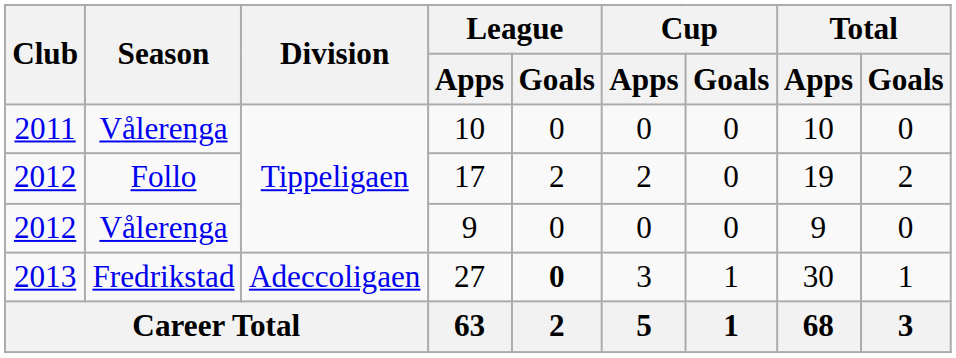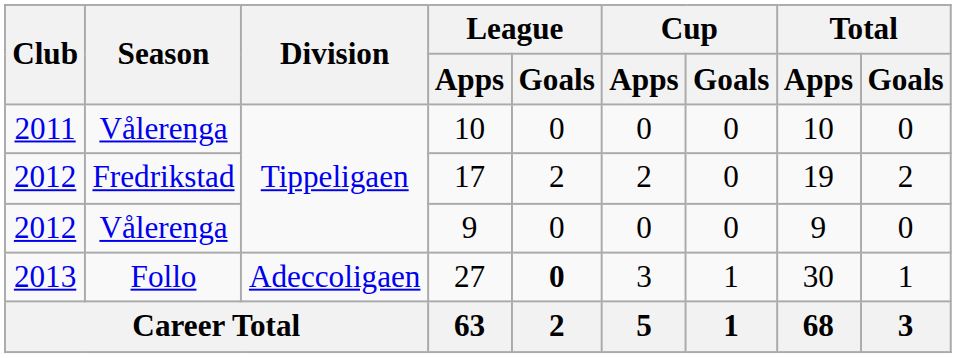(163, 177) Follo -> (164, 177) Fredrikstad
(164, 276) Fredrikstad -> (163, 276) Follo
